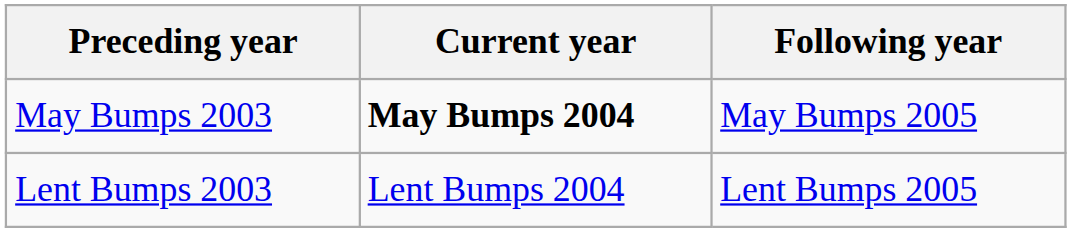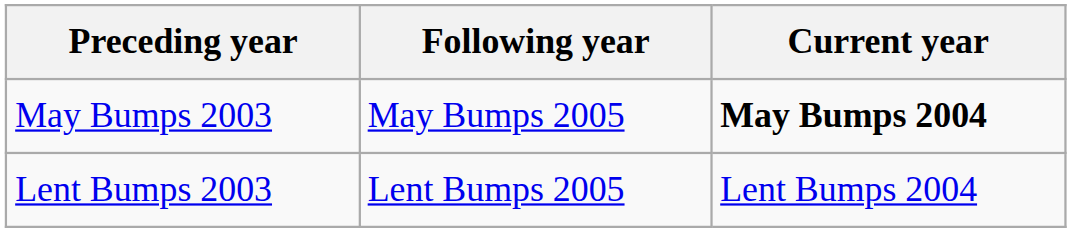columns swapped: (536, 41) <-> (888, 41)
